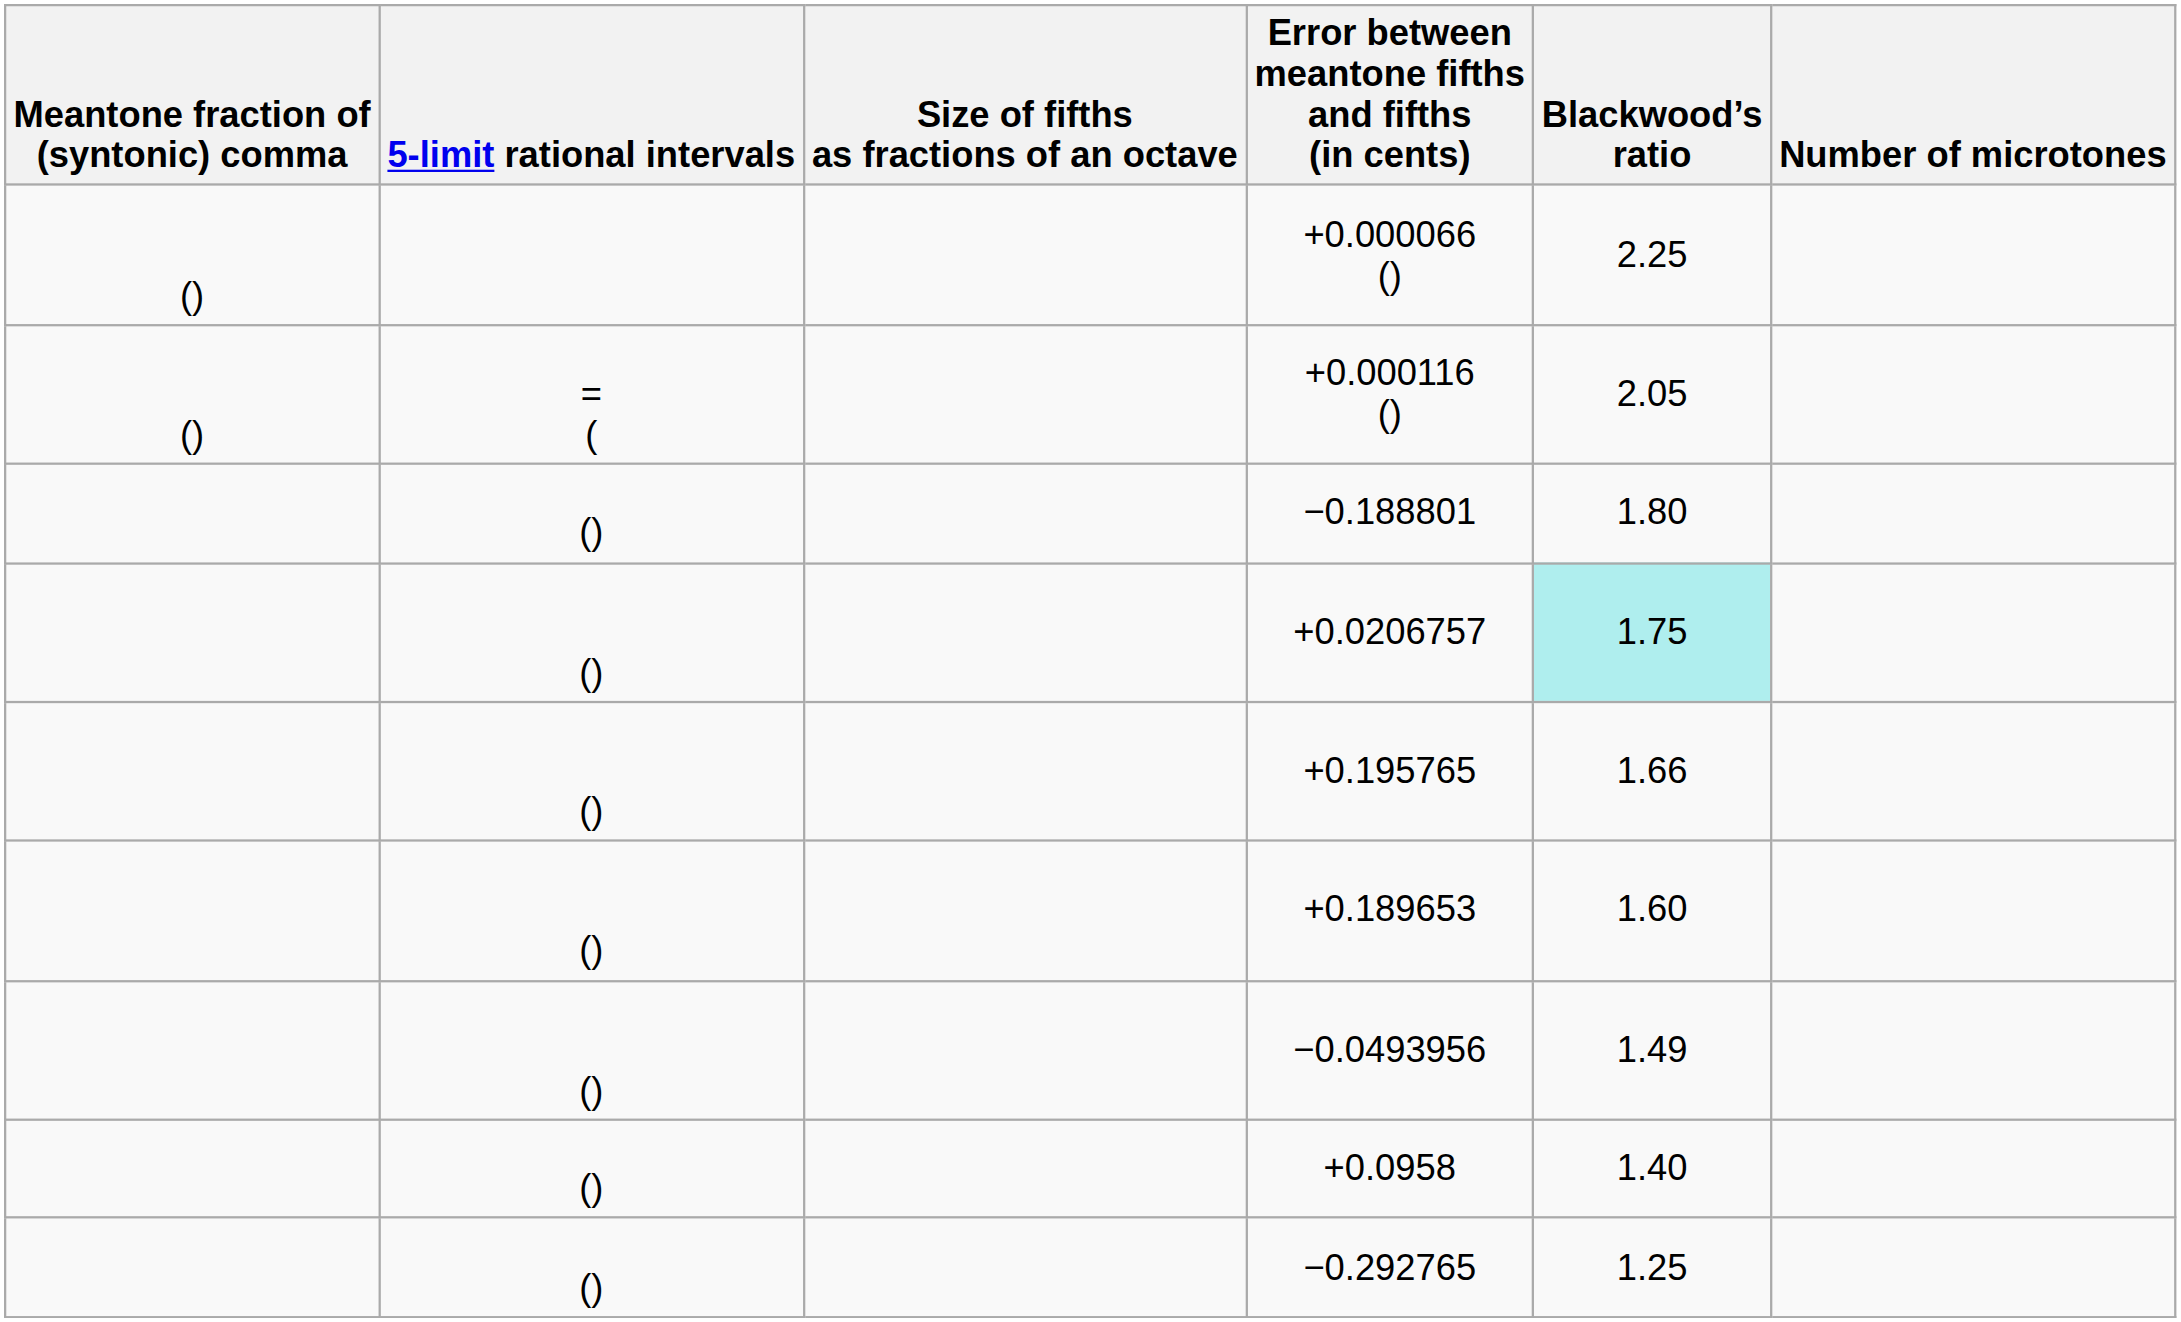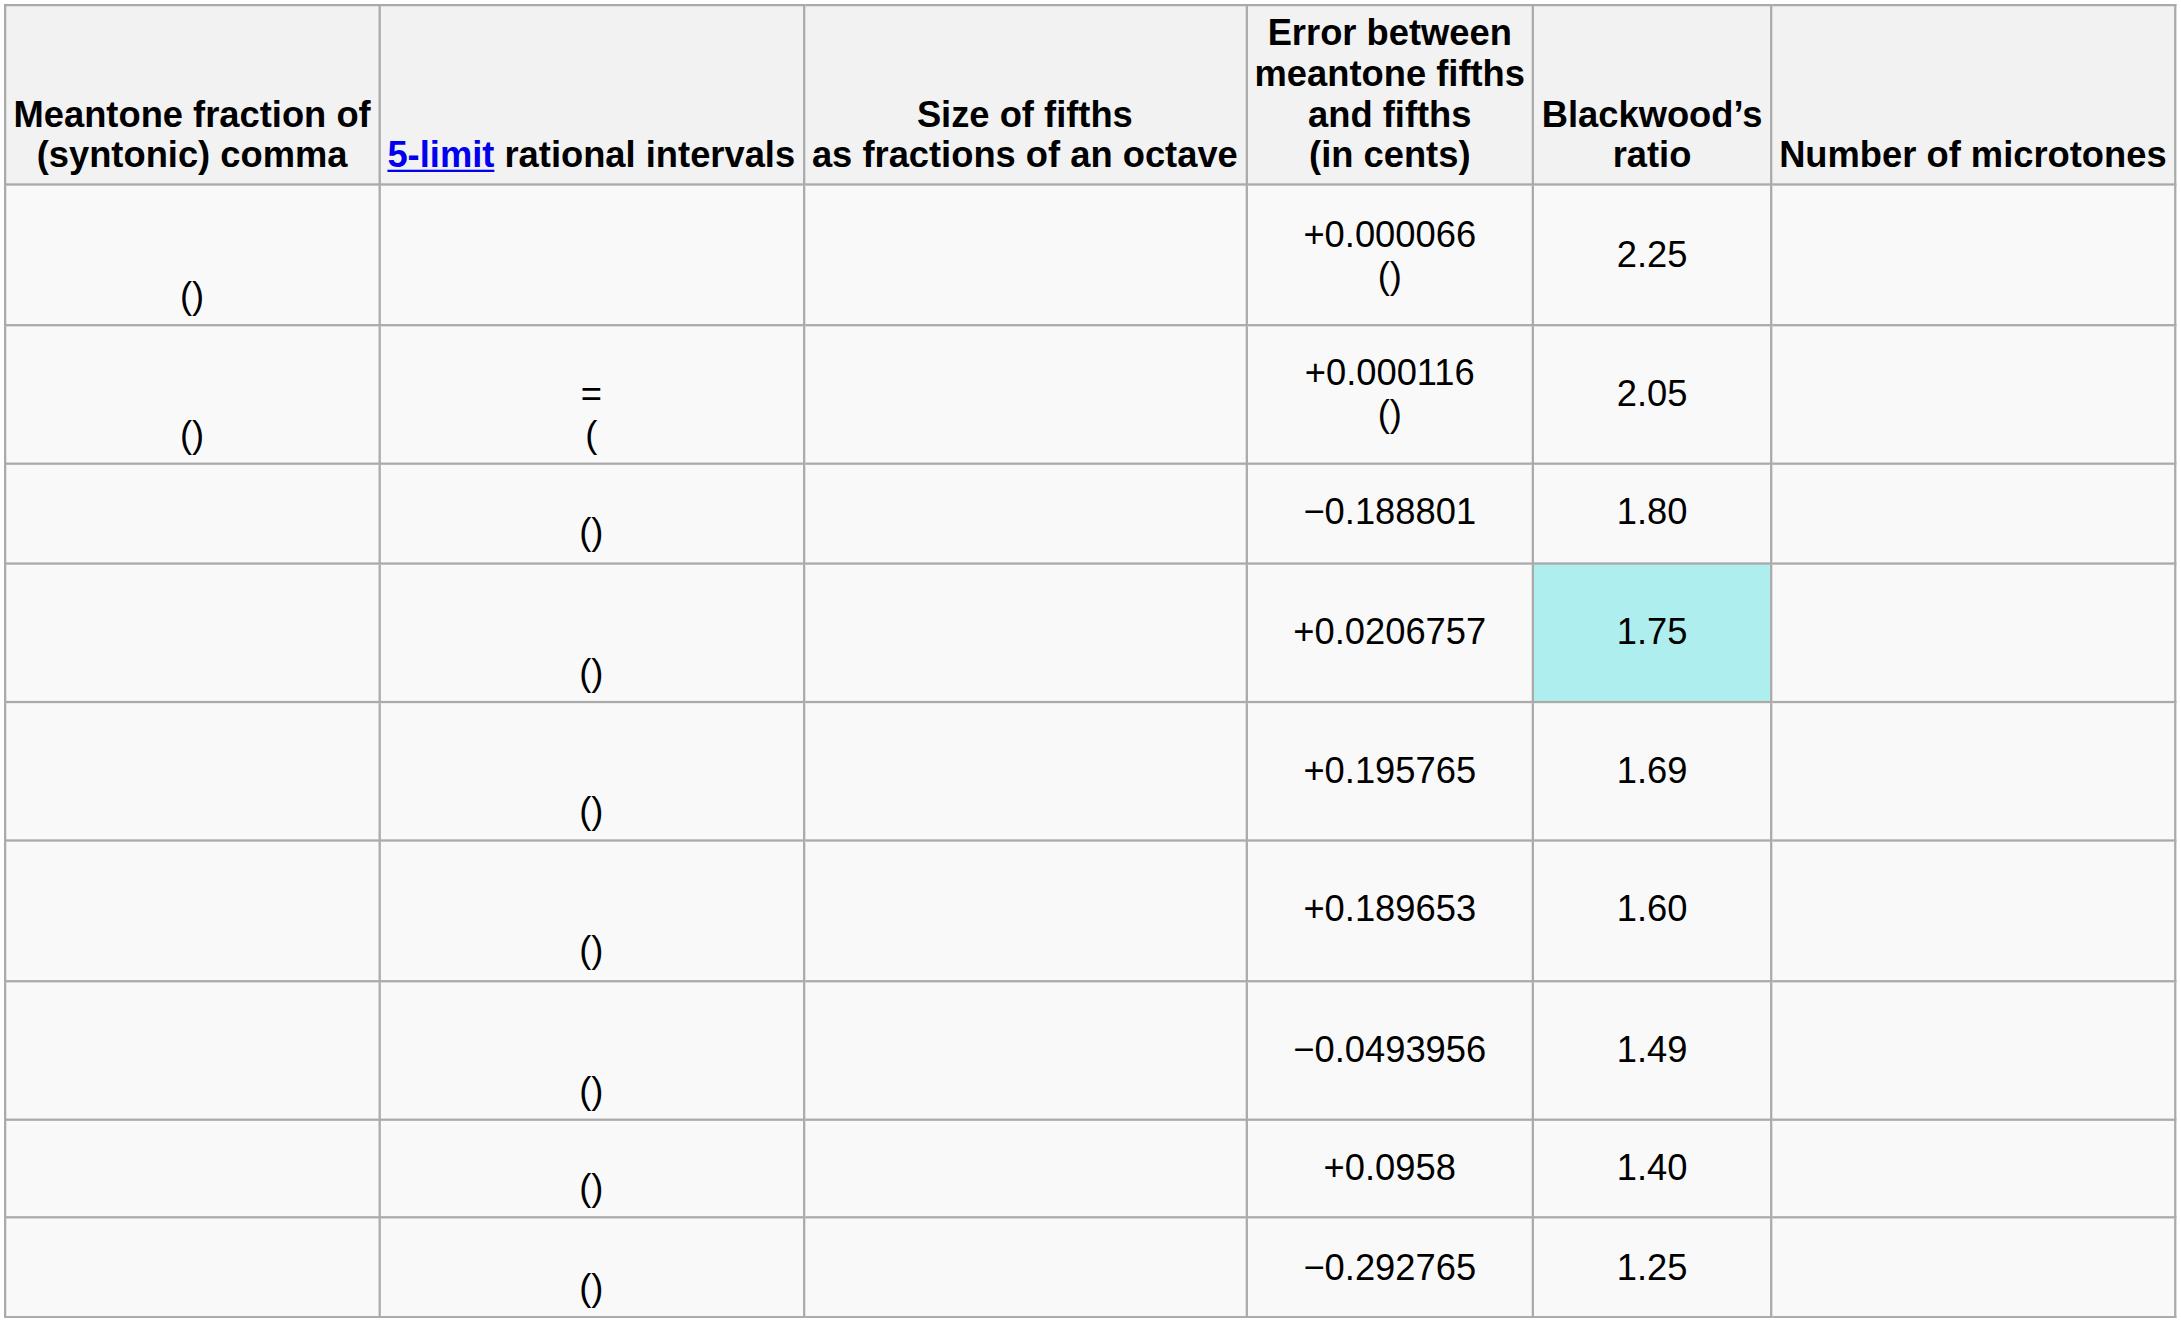(1652, 770) 1.66 -> (1652, 770) 1.69
